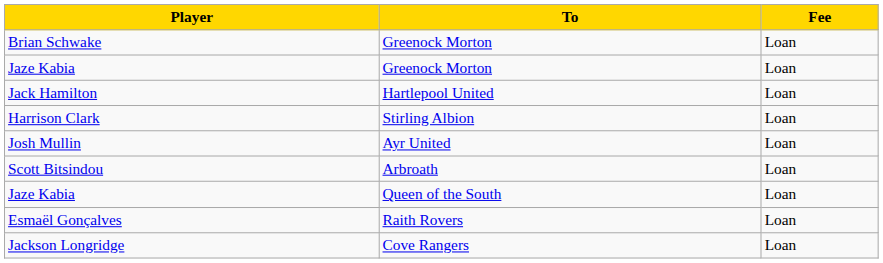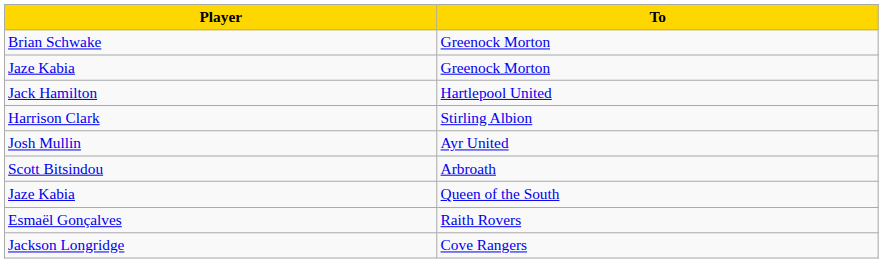- column: (820, 17)
